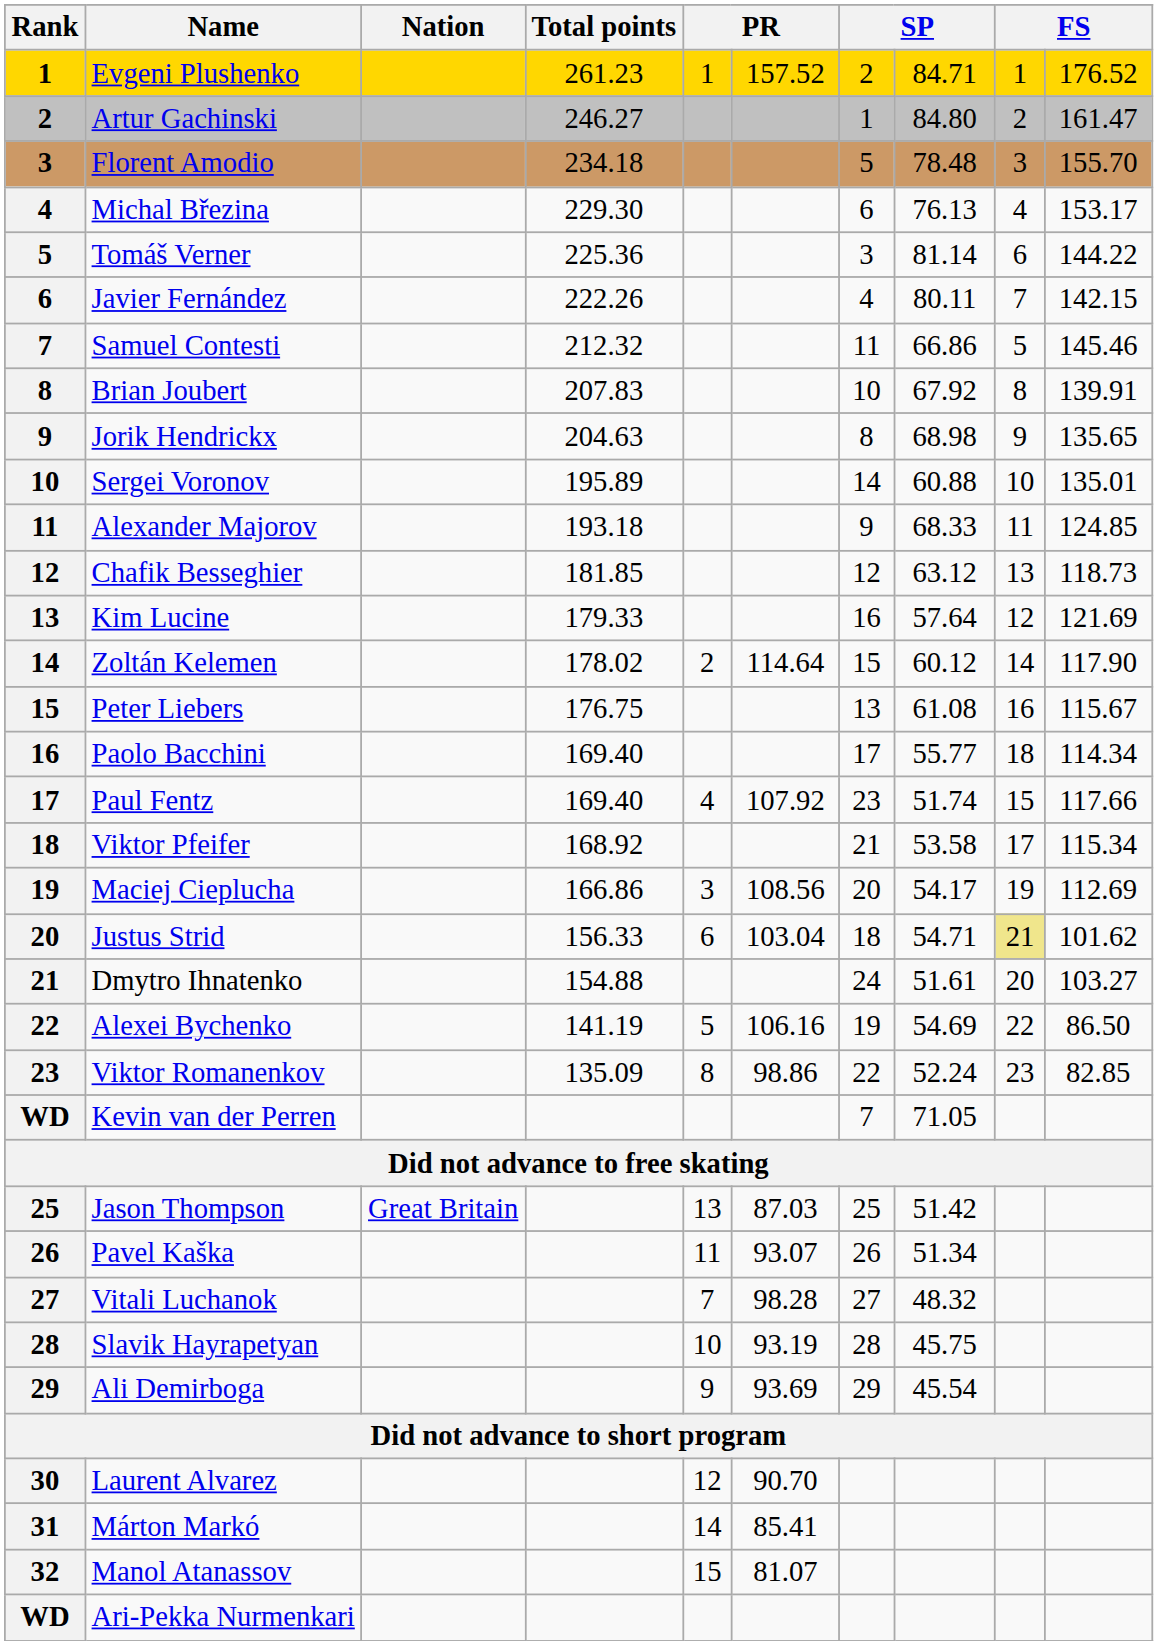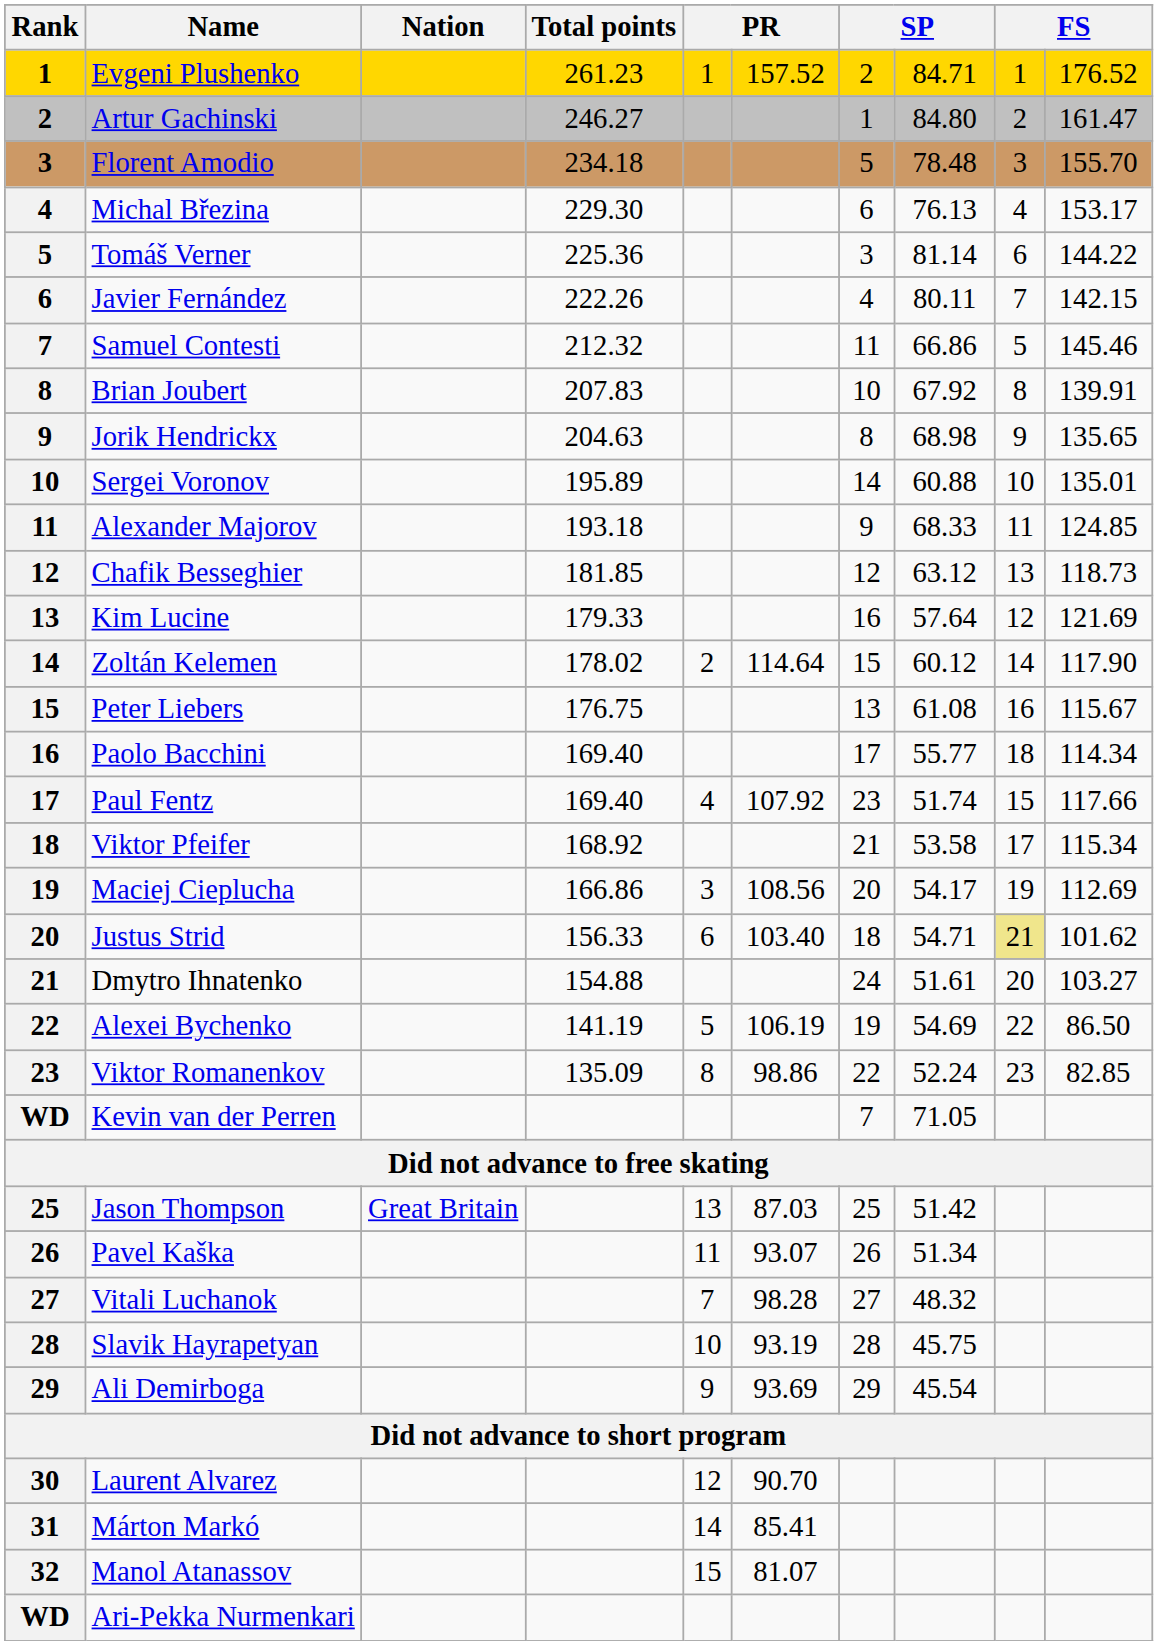(785, 935) 103.04 -> (785, 935) 103.40
(785, 1026) 106.16 -> (785, 1026) 106.19
